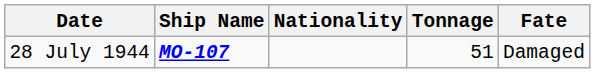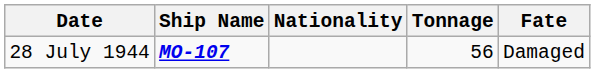(482, 52) 51 -> (482, 52) 56
